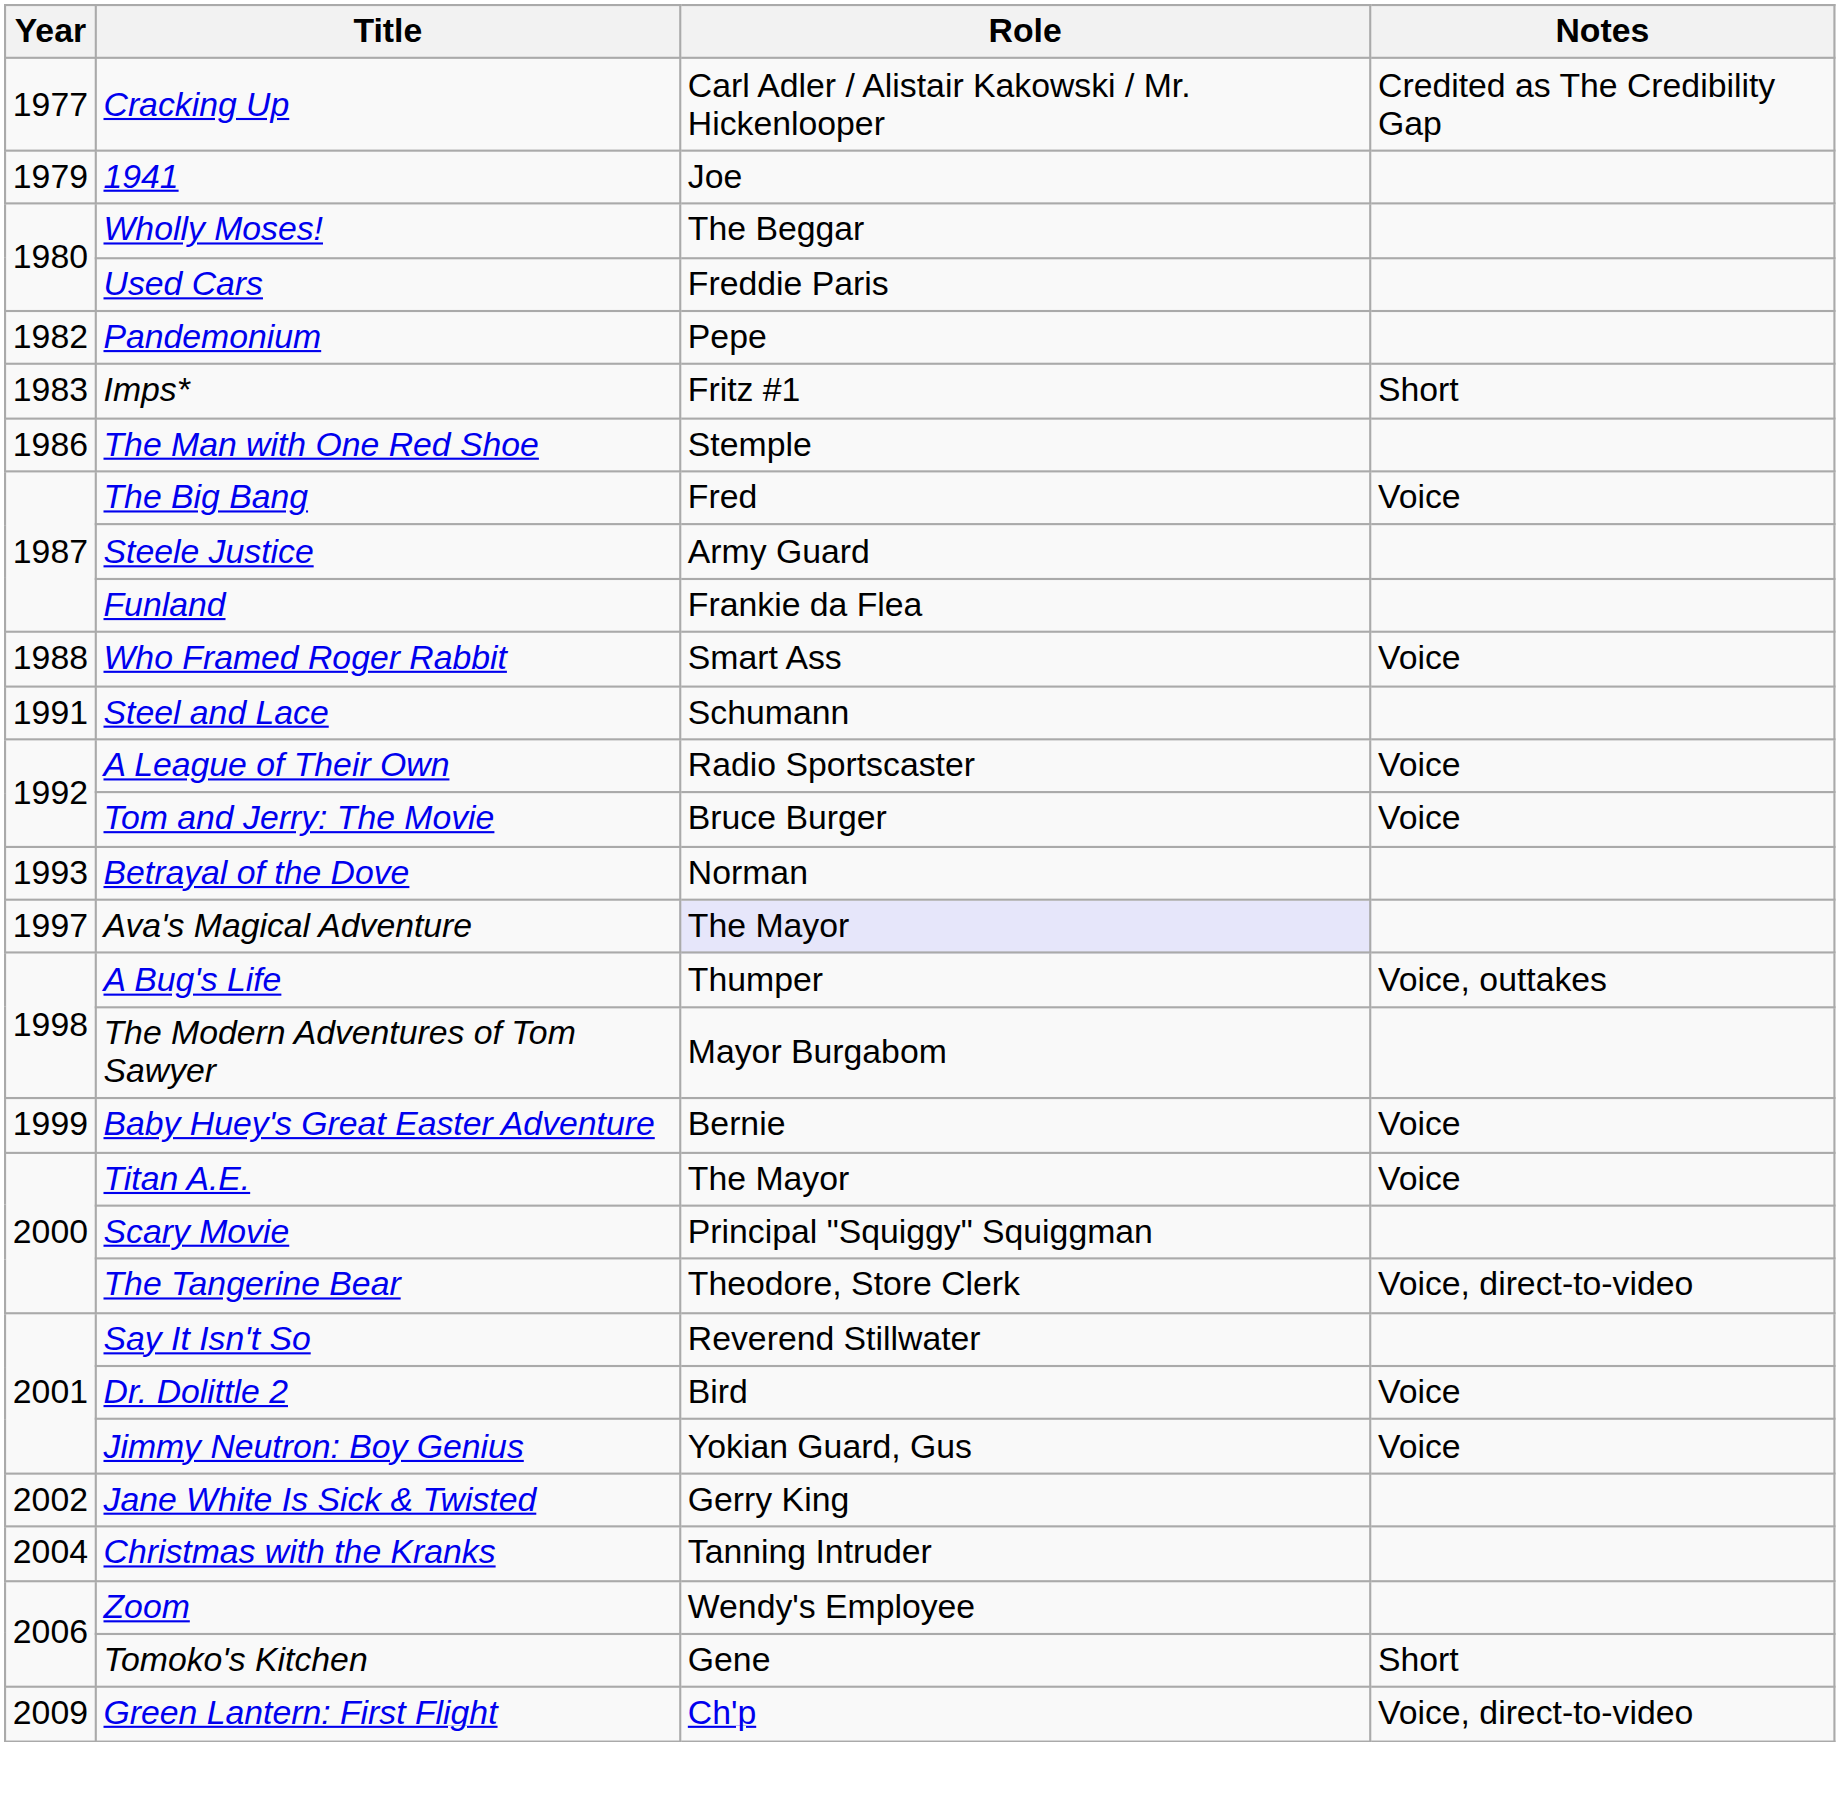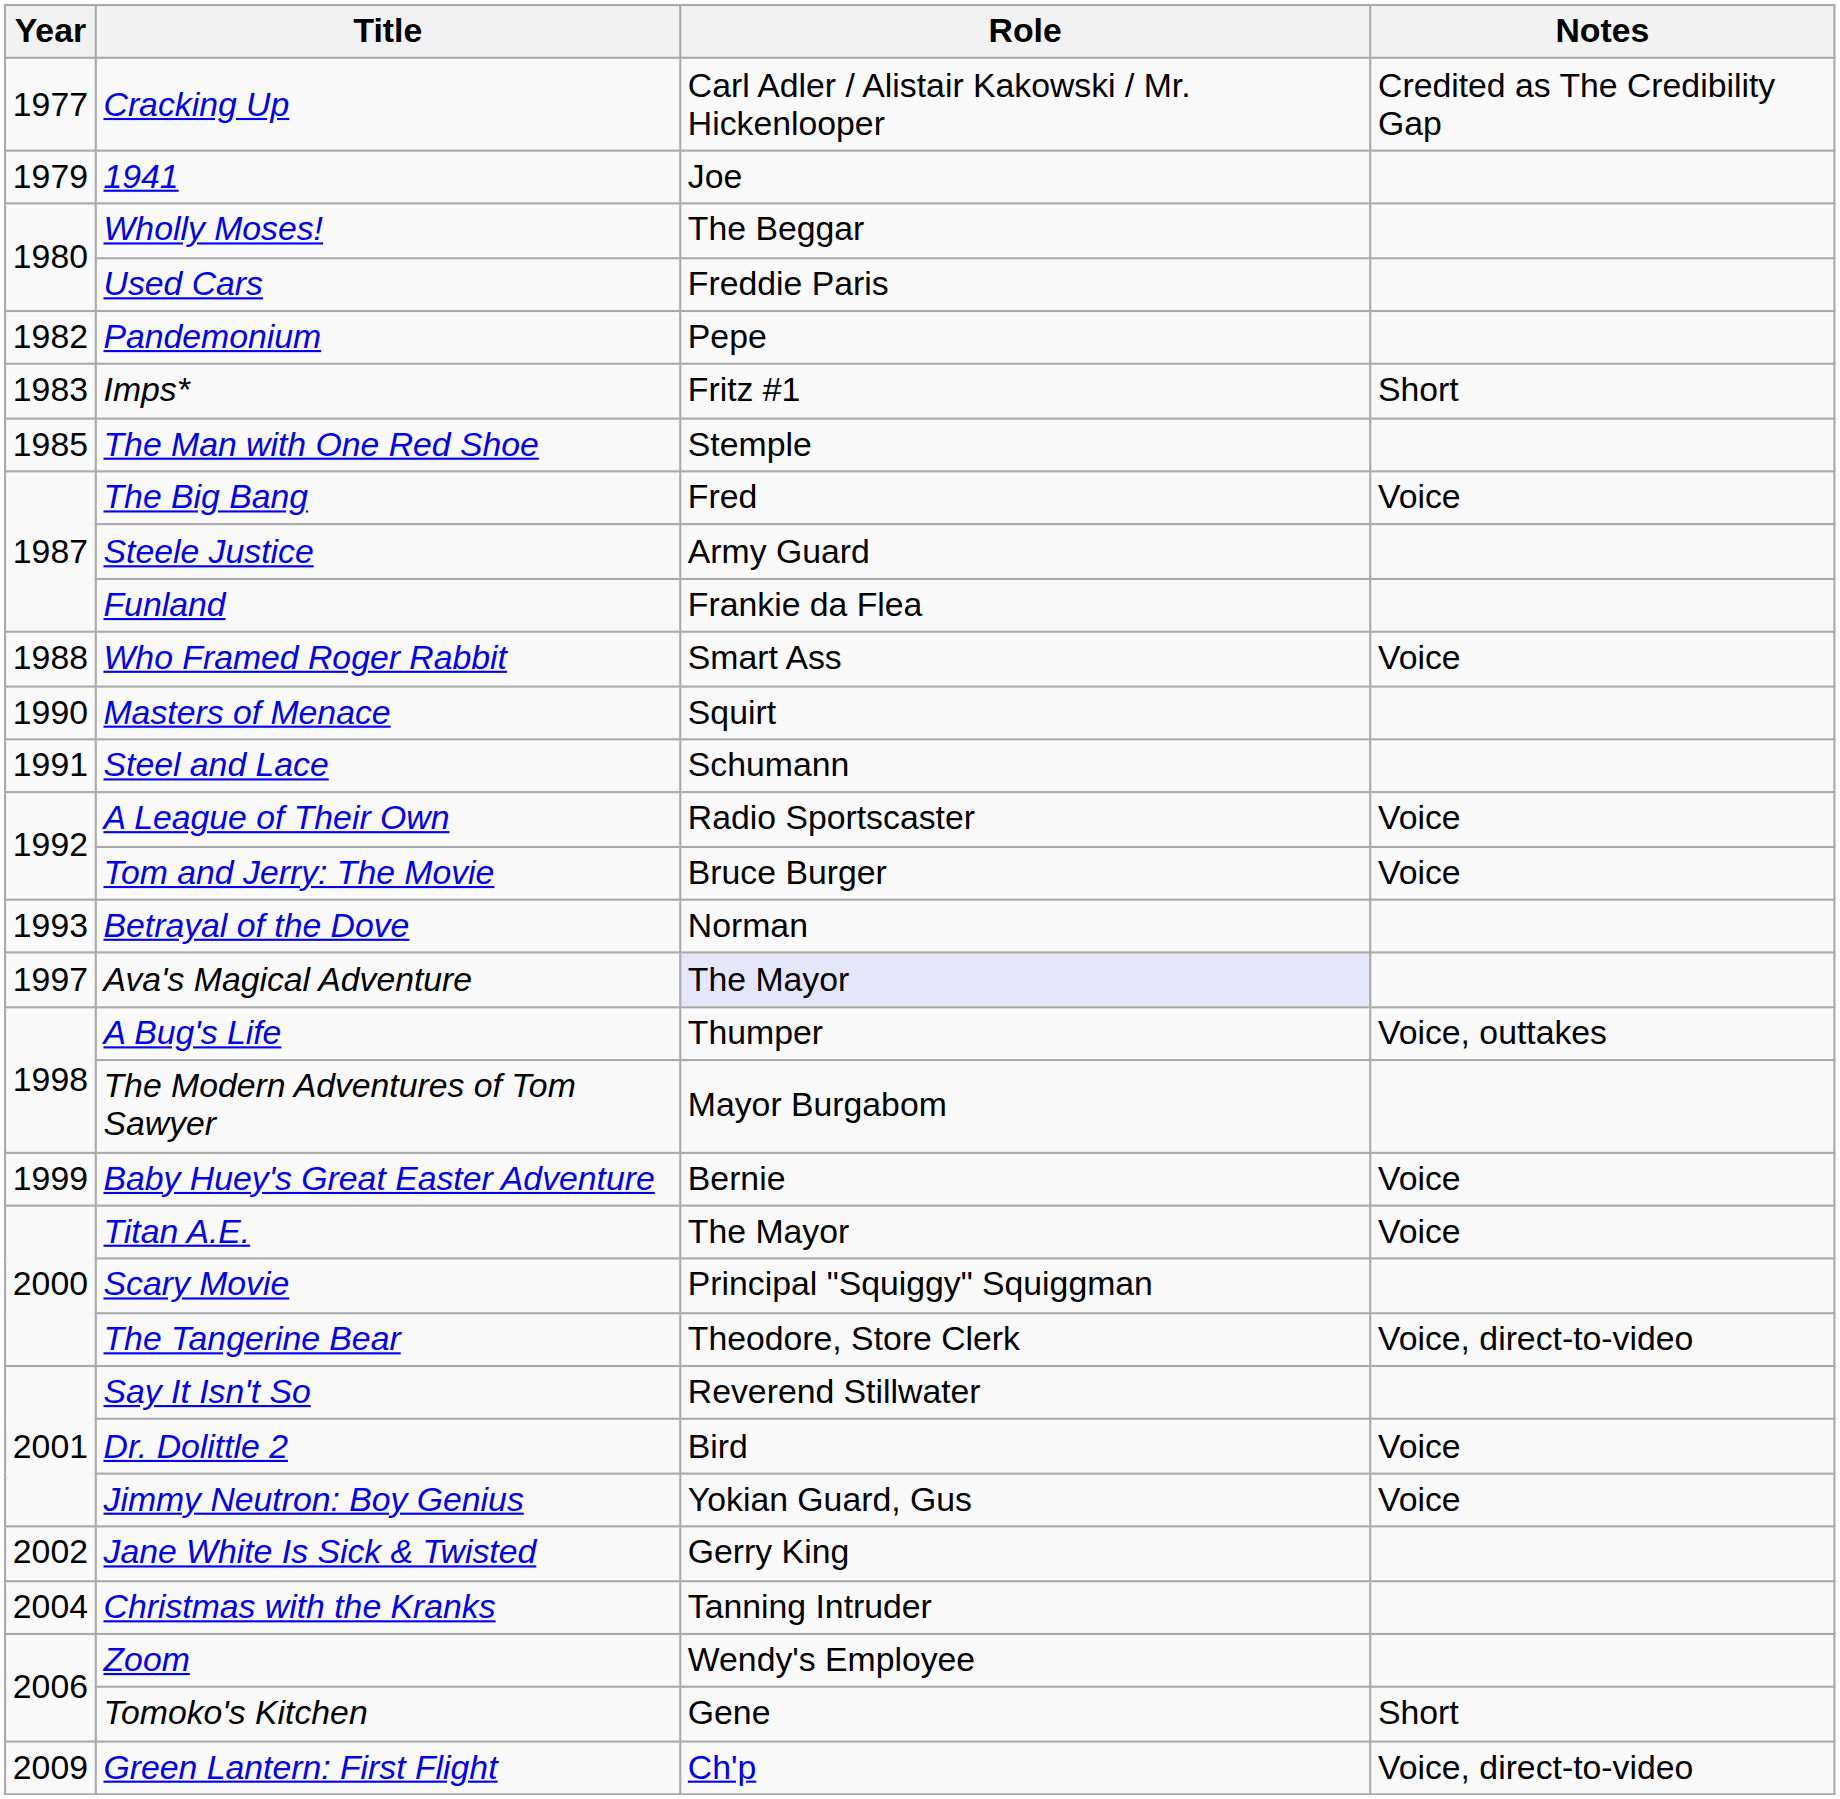(50, 444) 1986 -> (50, 444) 1985
+ row: (247, 711)
